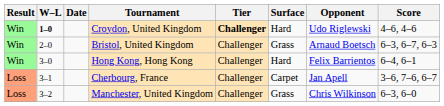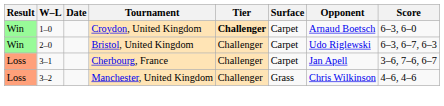(46, 28) bold -> (46, 29) normal
(281, 28) Hard -> (284, 28) Carpet
(340, 28) Udo Riglewski -> (342, 28) Arnaud Boetsch
(399, 28) 4–6, 4–6 -> (399, 28) 6–3, 6–0
(282, 45) Grass -> (284, 45) Carpet
(342, 45) Arnaud Boetsch -> (340, 45) Udo Riglewski
- row: (142, 61)
(399, 93) 6–3, 6–0 -> (399, 77) 4–6, 4–6
